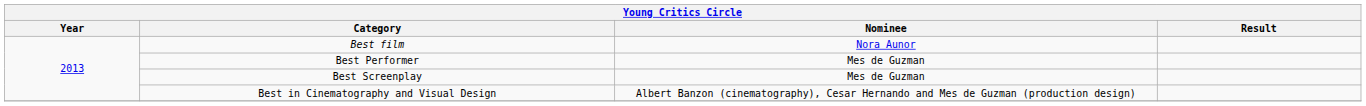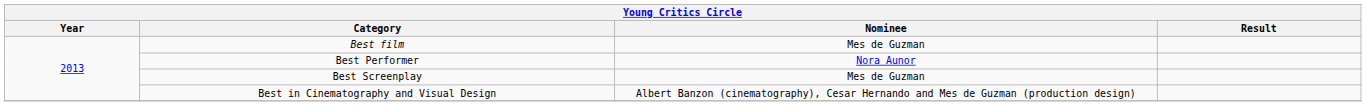(886, 45) Nora Aunor -> (886, 45) Mes de Guzman
(886, 61) Mes de Guzman -> (886, 61) Nora Aunor
